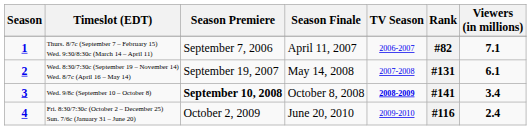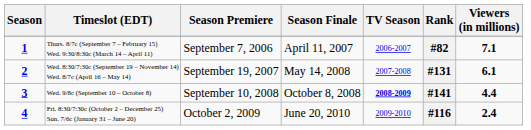(233, 92) bold -> (231, 92) normal
(493, 92) 3.4 -> (489, 92) 4.4
